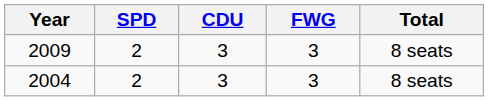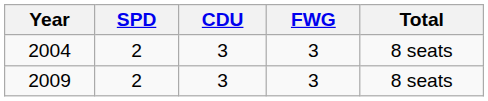rows swapped: (50, 50) <-> (50, 80)
